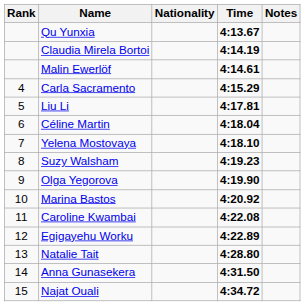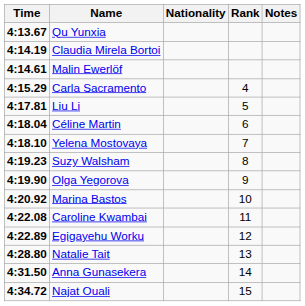columns swapped: (21, 13) <-> (240, 13)
